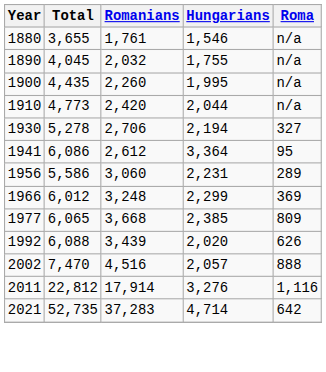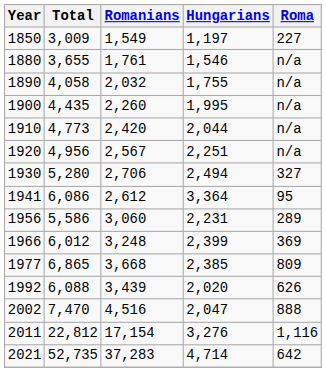+ row: (25, 39)
(69, 61) 4,045 -> (69, 84) 4,058
+ row: (25, 152)
(69, 129) 5,278 -> (69, 175) 5,280
(207, 129) 2,194 -> (207, 175) 2,494
(207, 197) 2,299 -> (207, 243) 2,399
(69, 220) 6,065 -> (69, 265) 6,865
(207, 265) 2,057 -> (207, 311) 2,047
(130, 288) 17,914 -> (130, 333) 17,154
